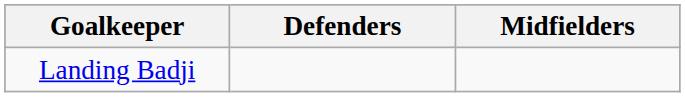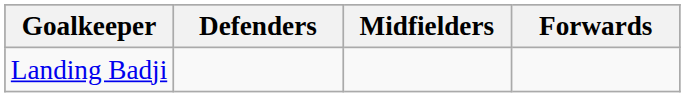+ column: (596, 26)
